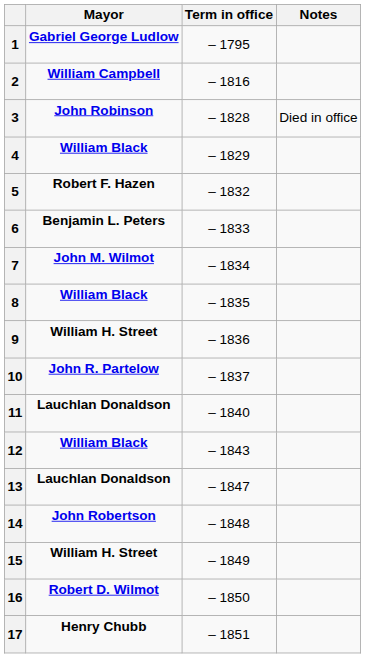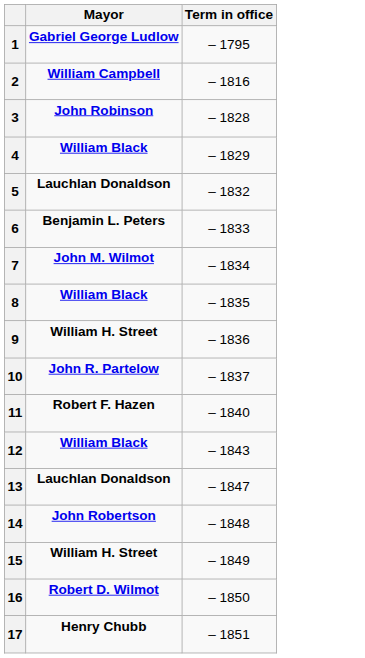- column: (318, 15)
(104, 184) Robert F. Hazen -> (104, 184) Lauchlan Donaldson
(104, 405) Lauchlan Donaldson -> (104, 405) Robert F. Hazen
